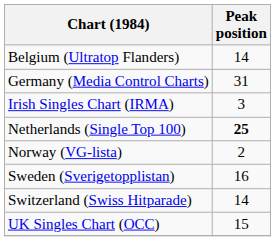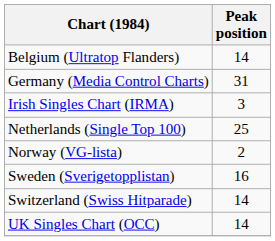(241, 128) bold -> (241, 128) normal
(241, 224) 15 -> (241, 224) 14
